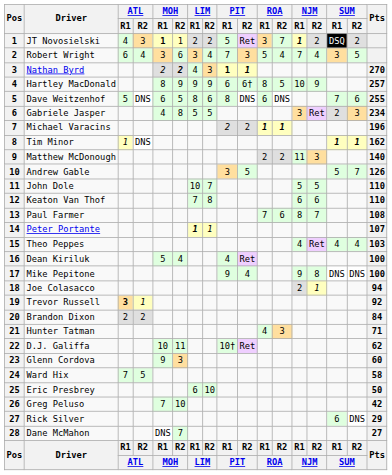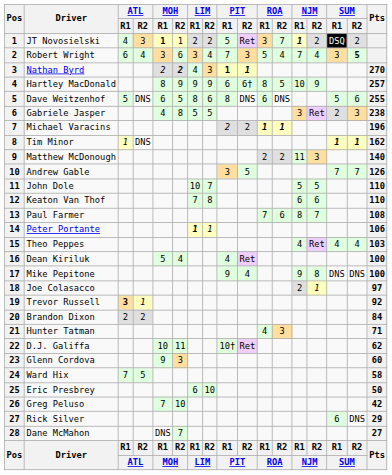(357, 55) normal -> (357, 55) bold
(337, 99) 7 -> (337, 99) 5
(377, 113) 234 -> (377, 113) 238
(337, 172) 5 -> (337, 172) 7
(377, 230) 107 -> (377, 230) 106
(377, 288) 94 -> (377, 288) 97
